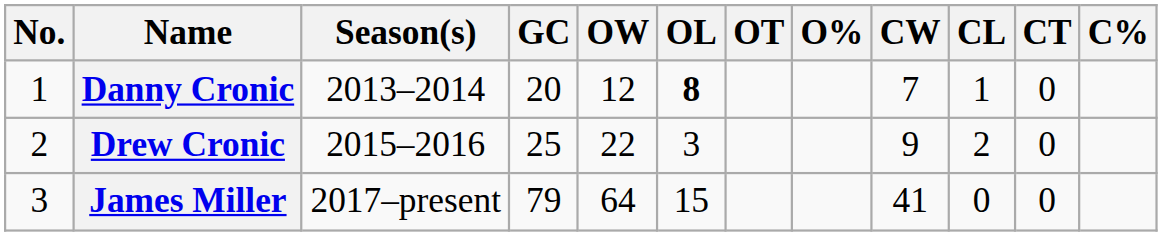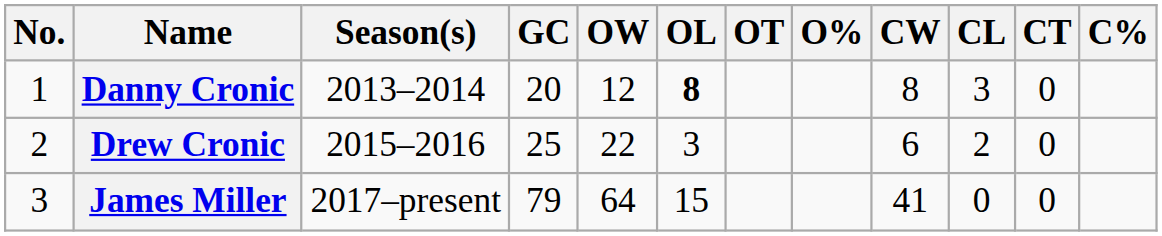(910, 88) 7 -> (910, 88) 8
(982, 88) 1 -> (982, 88) 3
(910, 144) 9 -> (910, 144) 6
